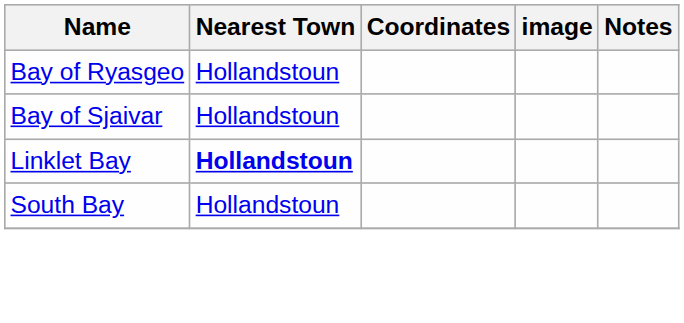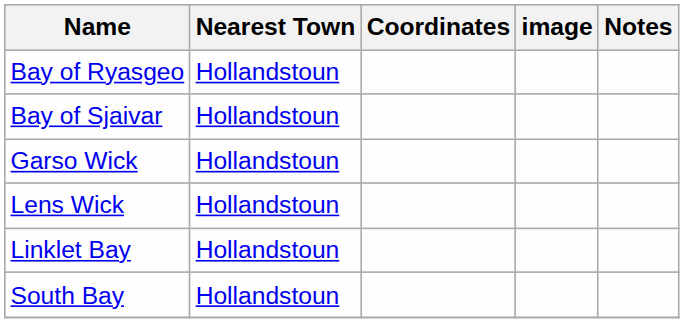+ row: (74, 160)
+ row: (67, 205)
(274, 160) bold -> (267, 249) normal
